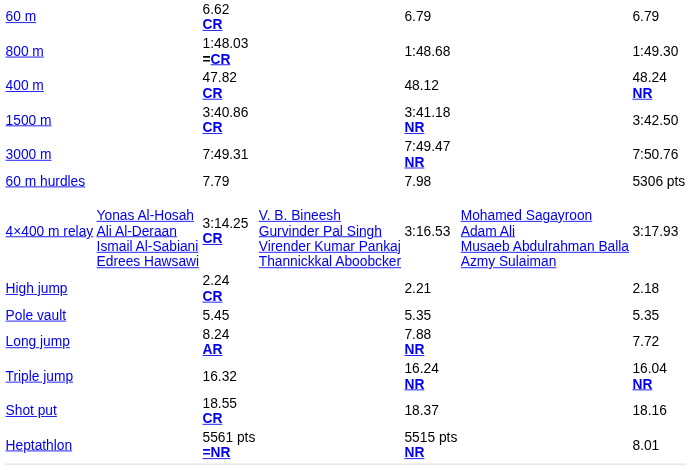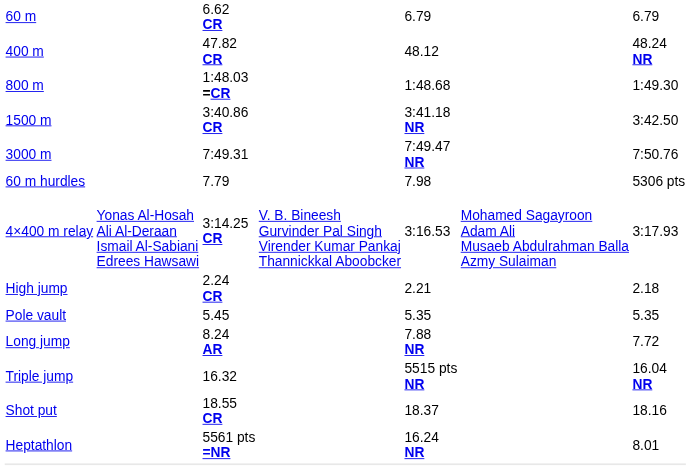rows swapped: (25, 85) <-> (25, 51)
(422, 376) 16.24 NR -> (431, 376) 5515 pts NR
(431, 445) 5515 pts NR -> (422, 445) 16.24 NR
